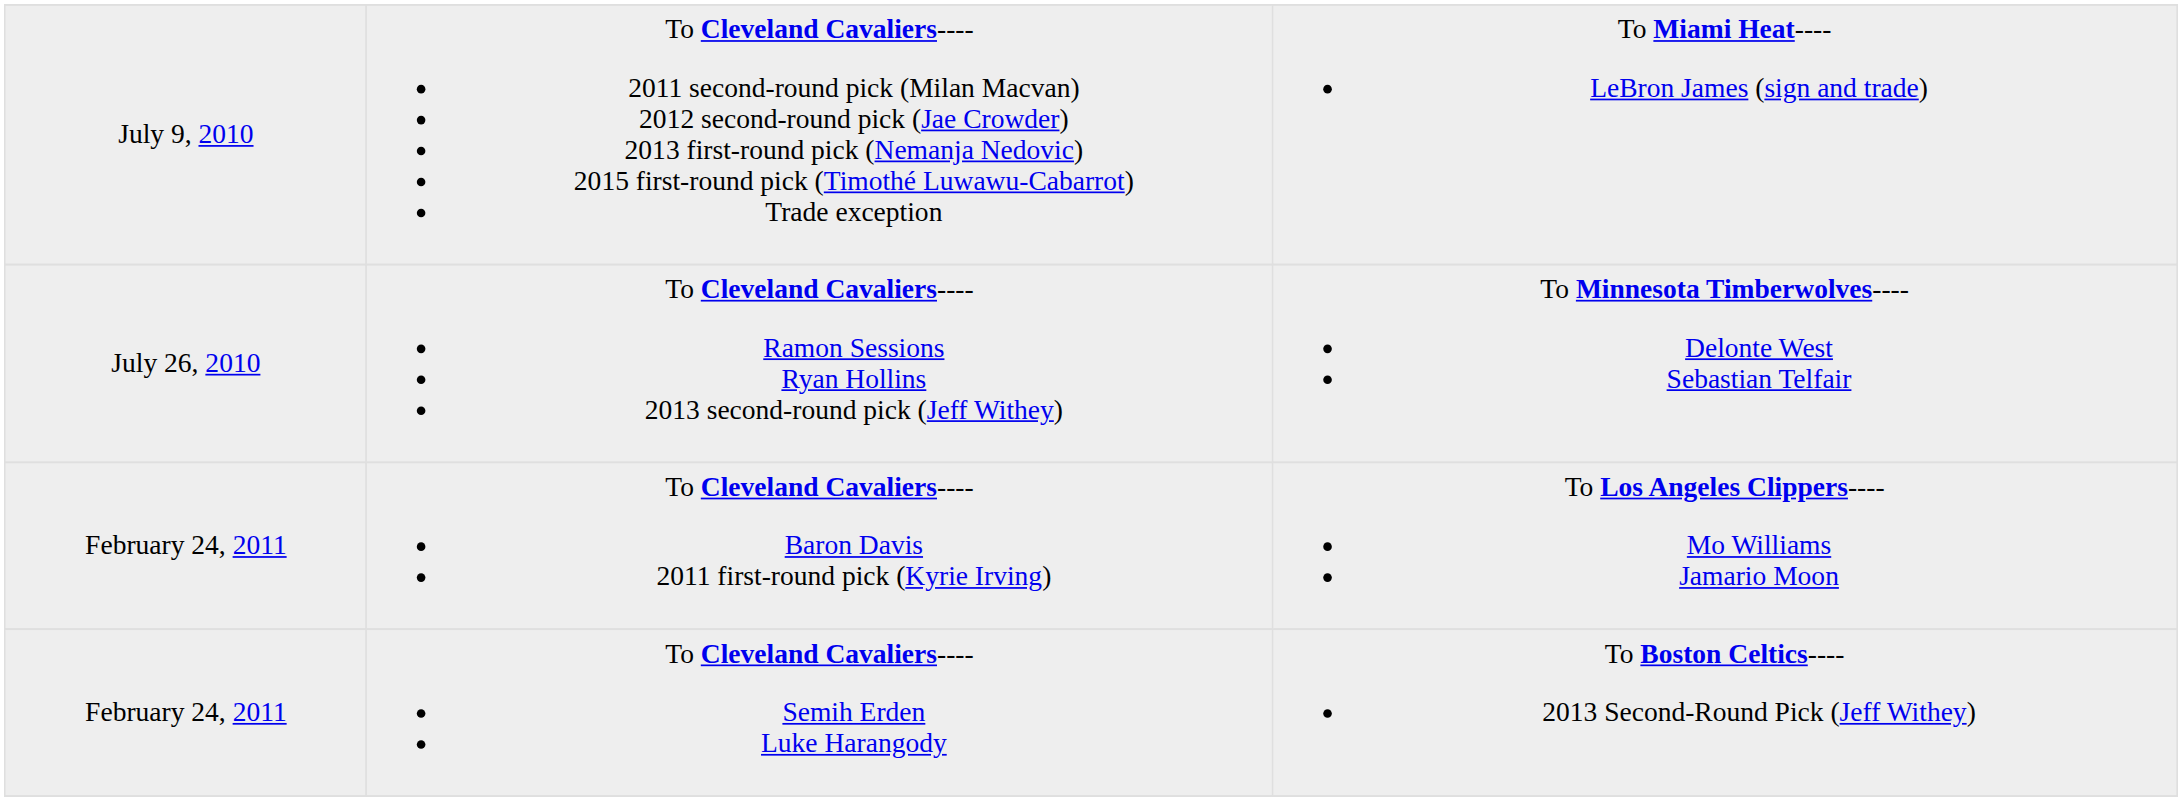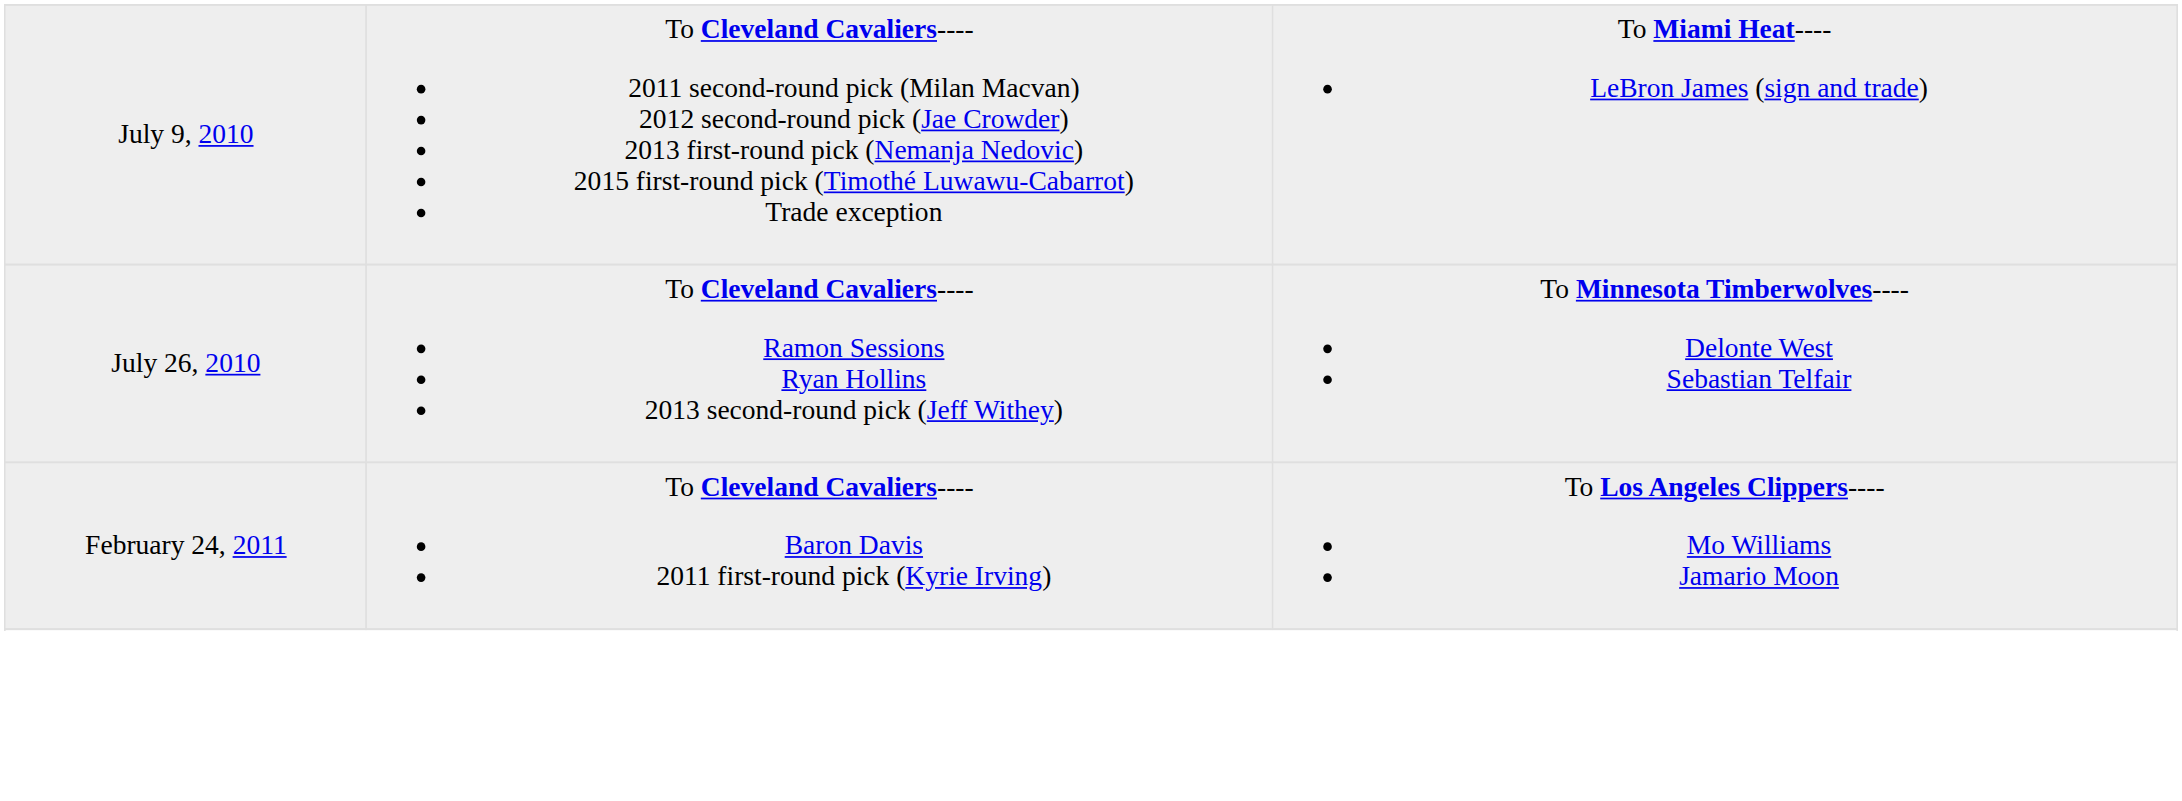- row: (819, 699)
